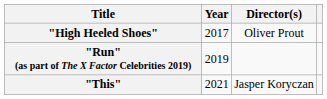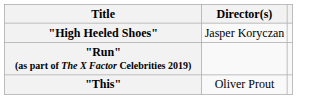- column: (217, 14)
(274, 33) Oliver Prout -> (244, 33) Jasper Koryczan
(274, 84) Jasper Koryczan -> (244, 84) Oliver Prout
